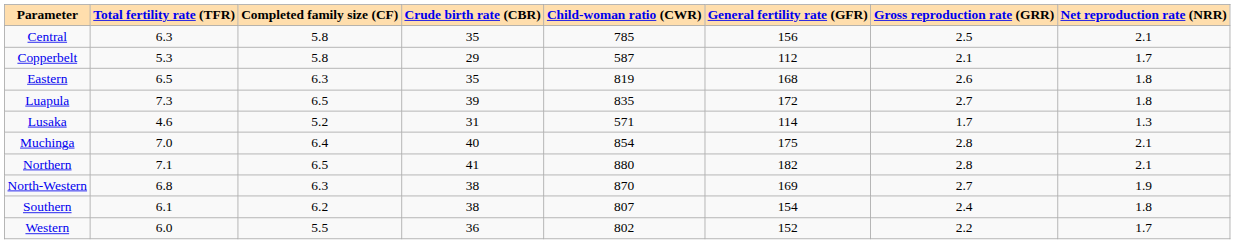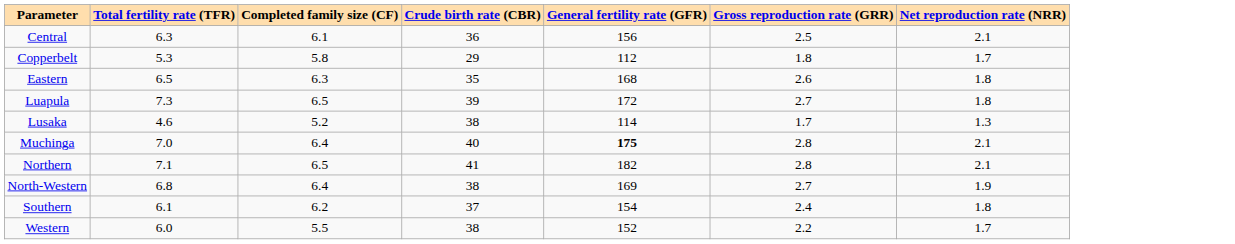- column: (624, 15)
(320, 36) 5.8 -> (320, 36) 6.1
(473, 36) 35 -> (473, 36) 36
(964, 57) 2.1 -> (803, 57) 1.8
(473, 121) 31 -> (473, 121) 38
(788, 143) normal -> (627, 143) bold
(320, 185) 6.3 -> (320, 185) 6.4
(473, 206) 38 -> (473, 206) 37
(473, 228) 36 -> (473, 228) 38
